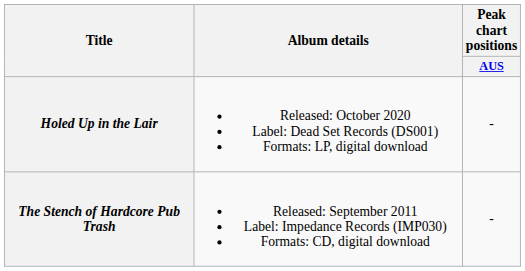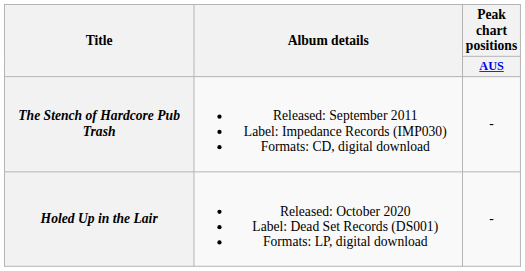rows swapped: (99, 218) <-> (99, 124)
